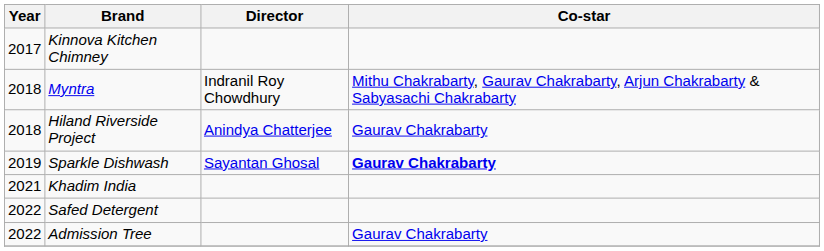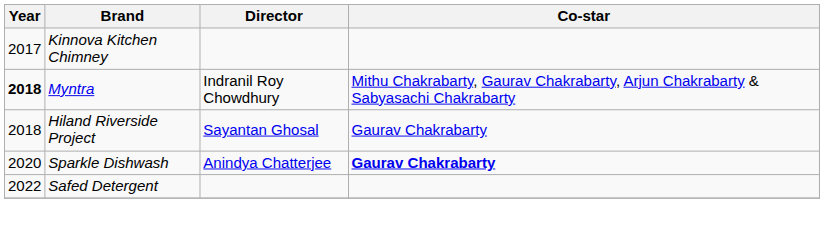(25, 89) normal -> (25, 89) bold
(268, 130) Anindya Chatterjee -> (261, 130) Sayantan Ghosal
(25, 162) 2019 -> (25, 162) 2020
(262, 162) Sayantan Ghosal -> (267, 162) Anindya Chatterjee
- row: (92, 186)
- row: (100, 234)
